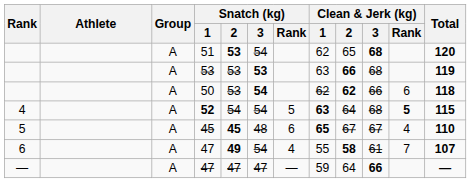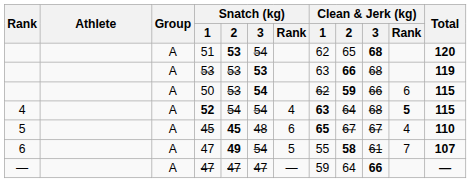(349, 91) 62 -> (349, 91) 59
(445, 91) 118 -> (445, 91) 115
(291, 110) 5 -> (291, 110) 4
(291, 149) 4 -> (291, 149) 5
